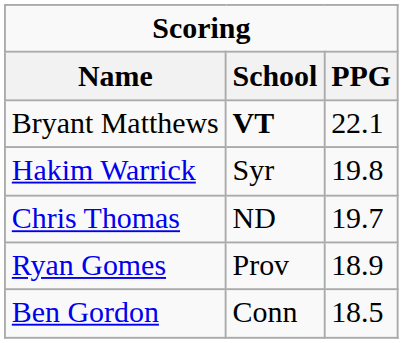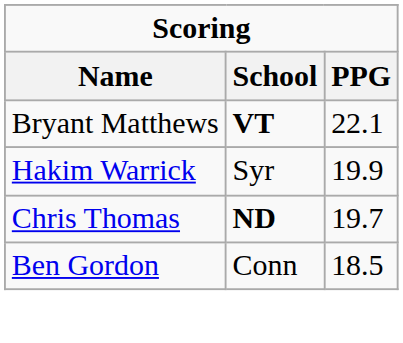(357, 170) 19.8 -> (357, 170) 19.9
(254, 218) normal -> (254, 218) bold
- row: (89, 265)
